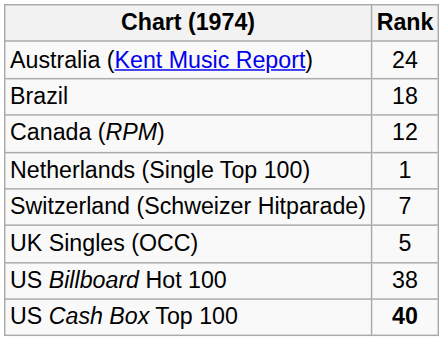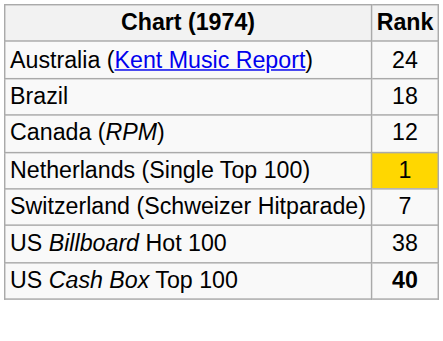(405, 170) no background -> (405, 170) gold background
- row: (104, 243)
